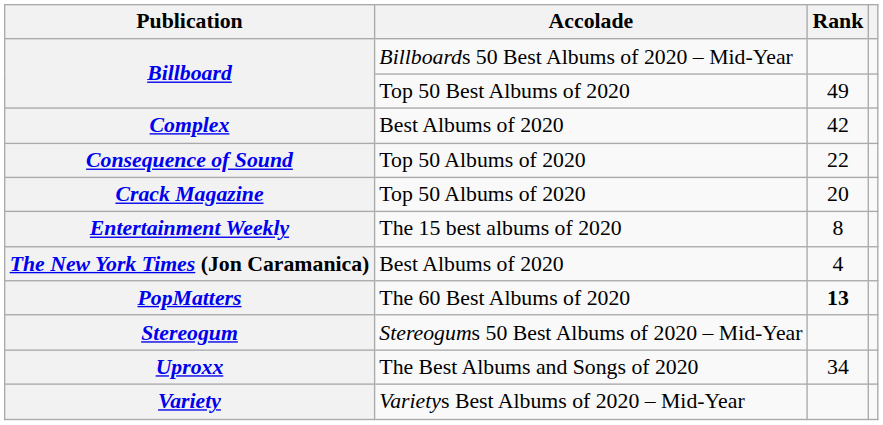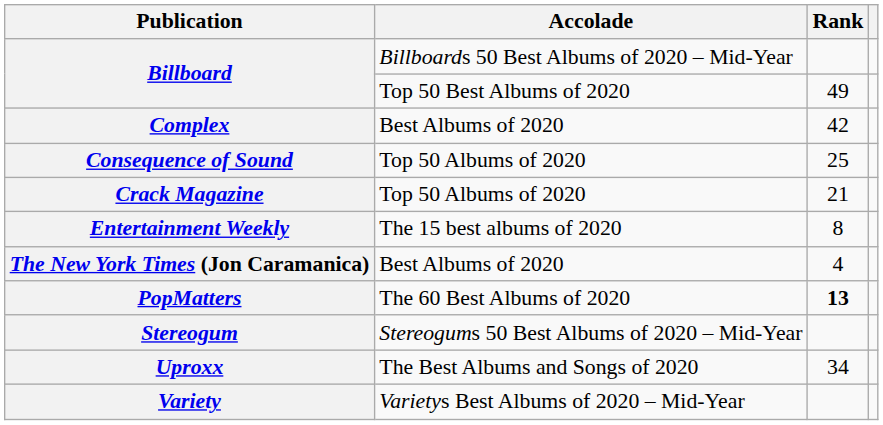(838, 159) 22 -> (838, 159) 25
(838, 194) 20 -> (838, 194) 21
